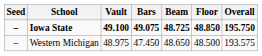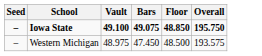- column: (177, 12)
